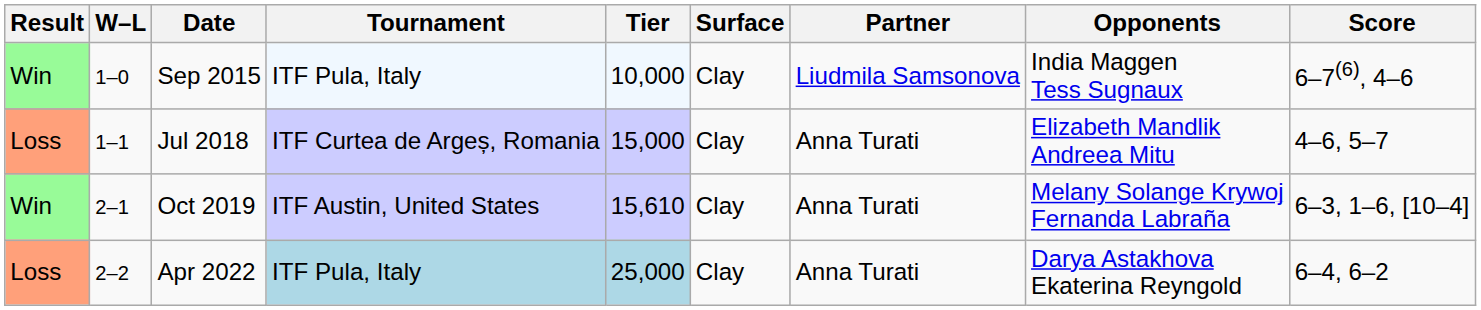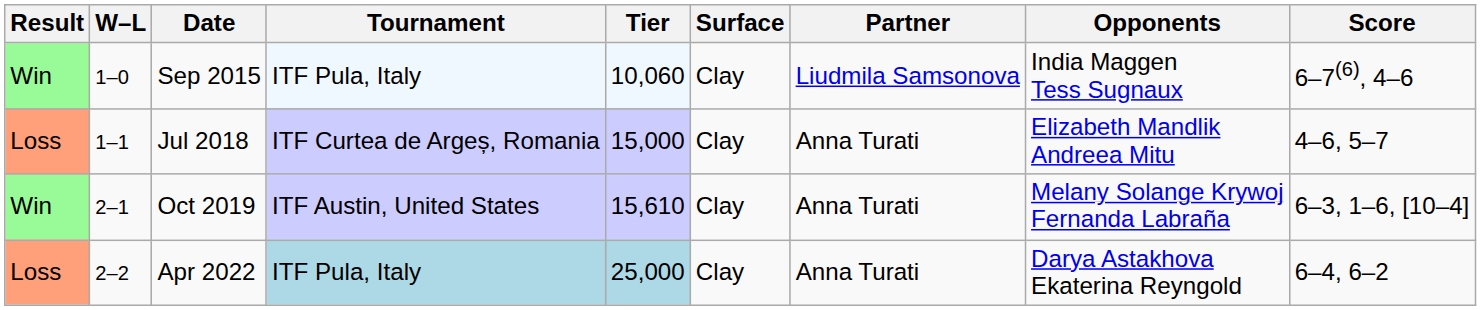(648, 75) 10,000 -> (648, 75) 10,060
